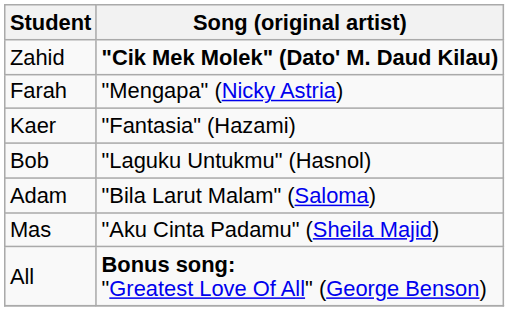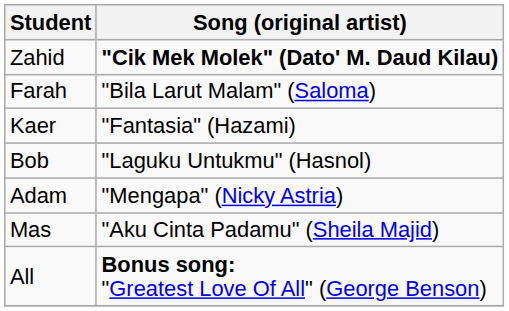(222, 92) "Mengapa" (Nicky Astria) -> (239, 92) "Bila Larut Malam" (Saloma)
(239, 195) "Bila Larut Malam" (Saloma) -> (222, 195) "Mengapa" (Nicky Astria)
